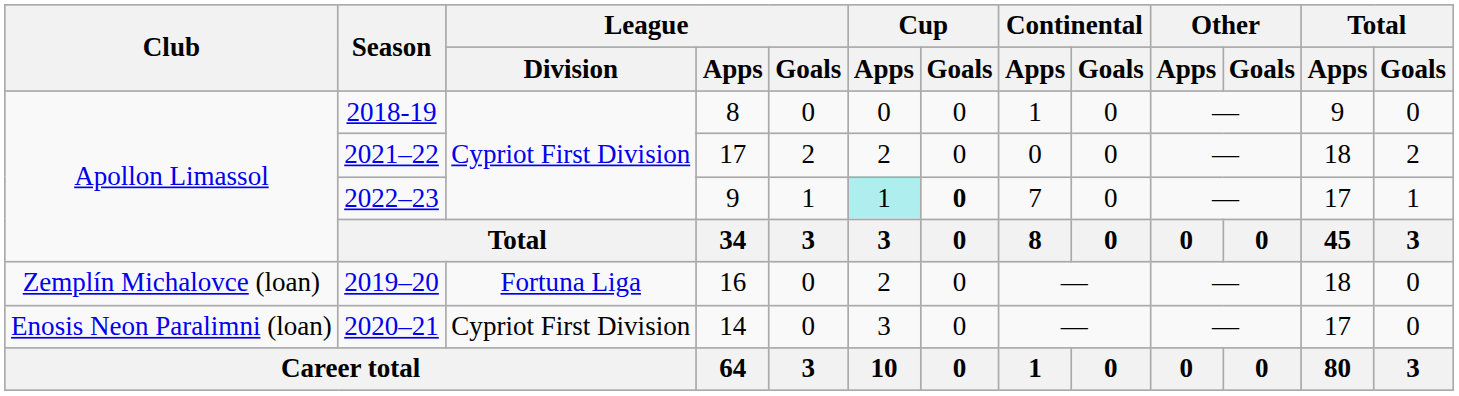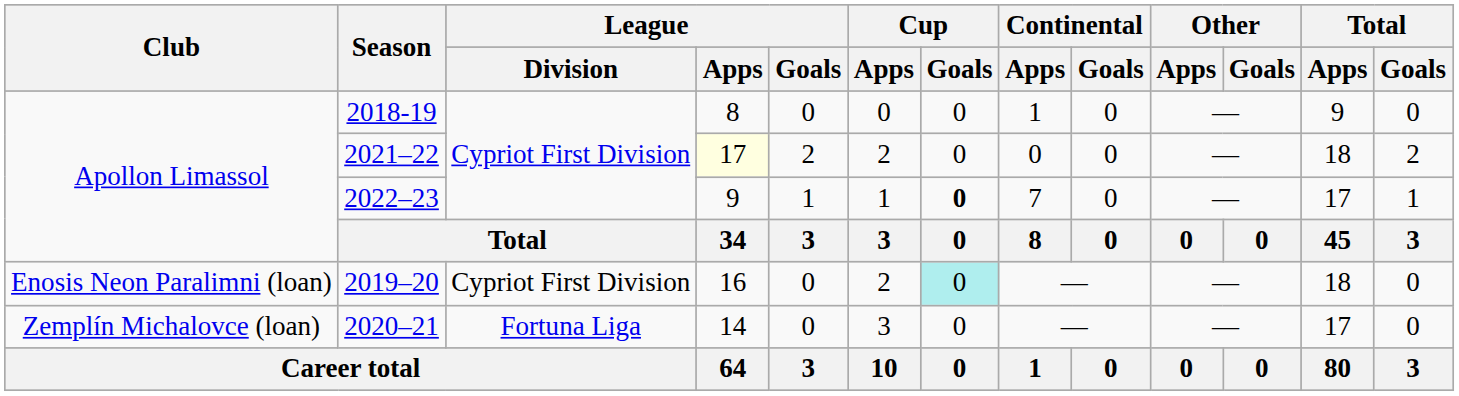(733, 154) no background -> (733, 154) lightyellow background
(884, 197) paleturquoise background -> (884, 197) no background
(171, 283) Zemplín Michalovce (loan) -> (171, 283) Enosis Neon Paralimni (loan)
(571, 283) Fortuna Liga -> (571, 283) Cypriot First Division
(960, 283) no background -> (960, 283) paleturquoise background
(171, 326) Enosis Neon Paralimni (loan) -> (171, 326) Zemplín Michalovce (loan)
(571, 326) Cypriot First Division -> (571, 326) Fortuna Liga
